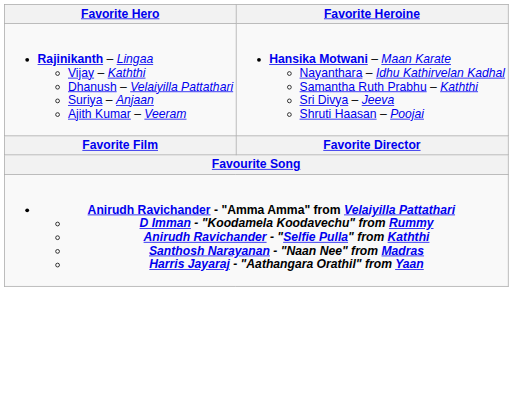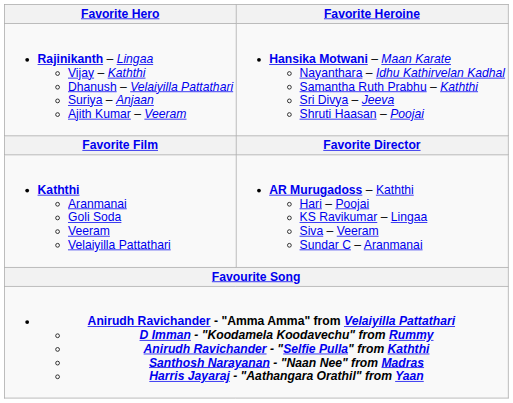+ row: (120, 218)
